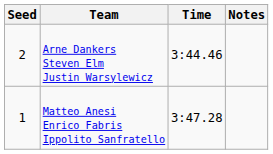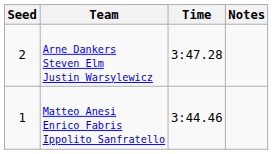(197, 55) 3:44.46 -> (197, 55) 3:47.28
(197, 118) 3:47.28 -> (197, 118) 3:44.46
